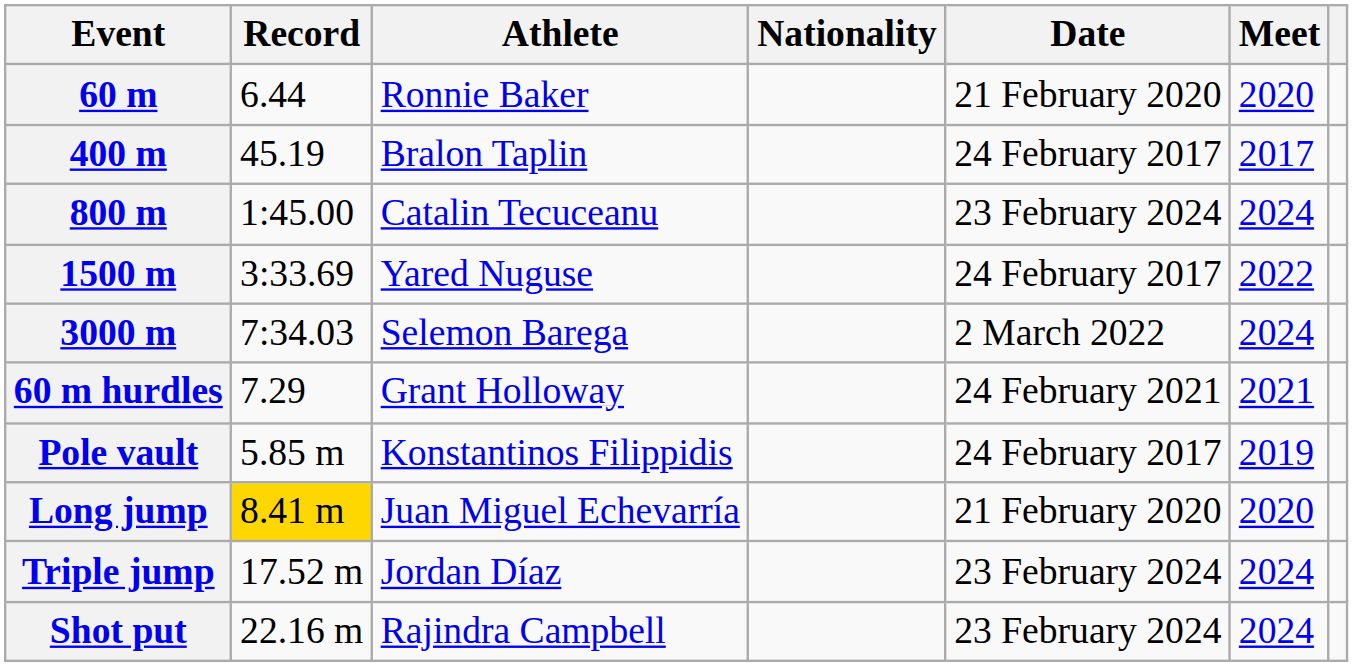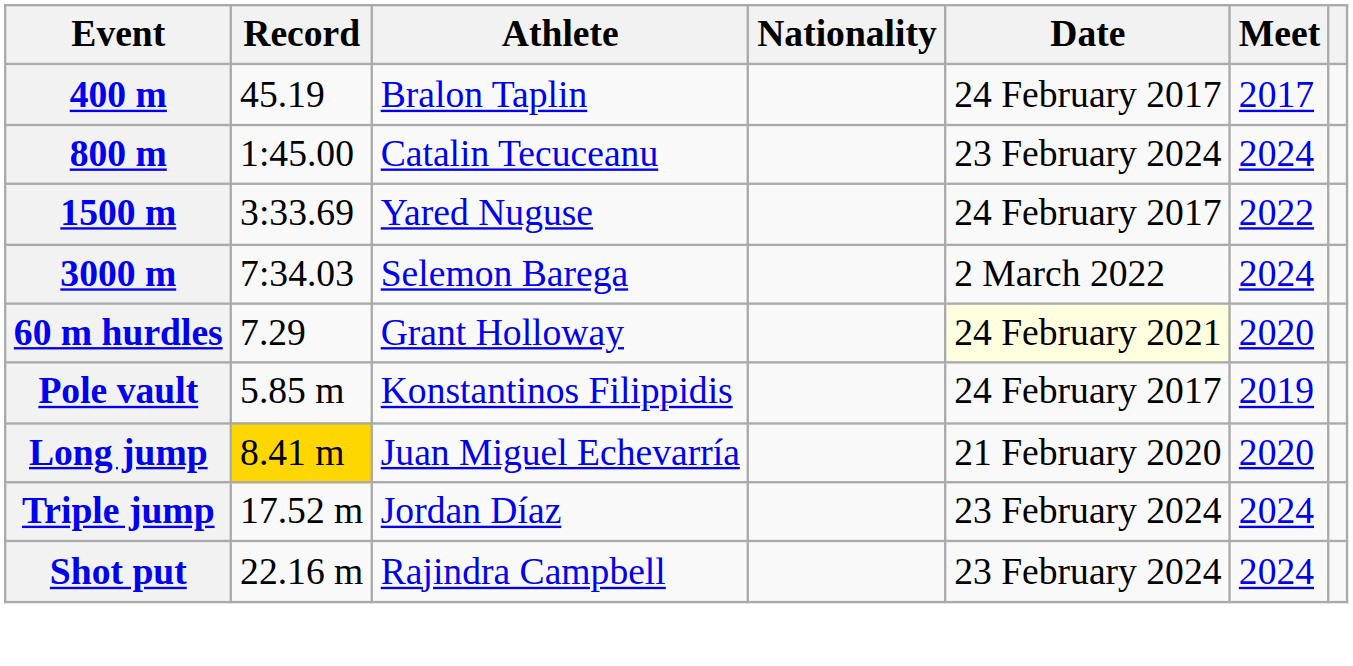- row: (118, 93)
(1088, 392) no background -> (1088, 332) lightyellow background
(1276, 392) 2021 -> (1276, 332) 2020
